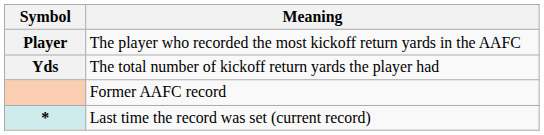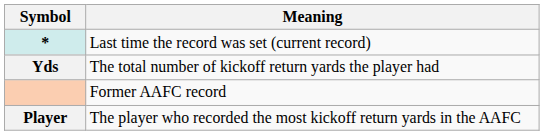rows swapped: (45, 42) <-> (45, 117)
